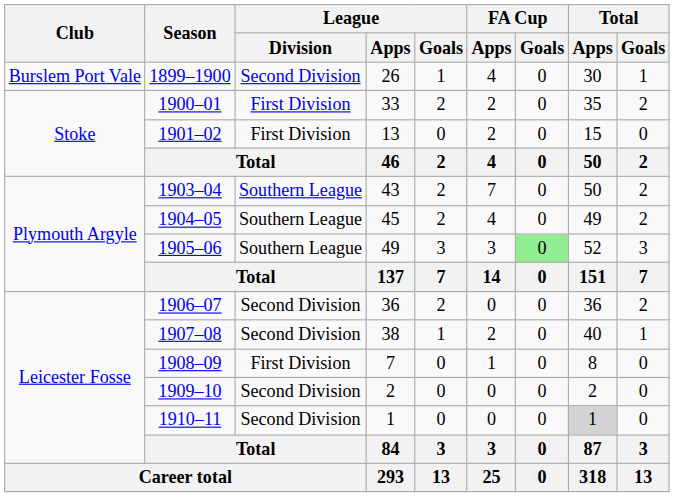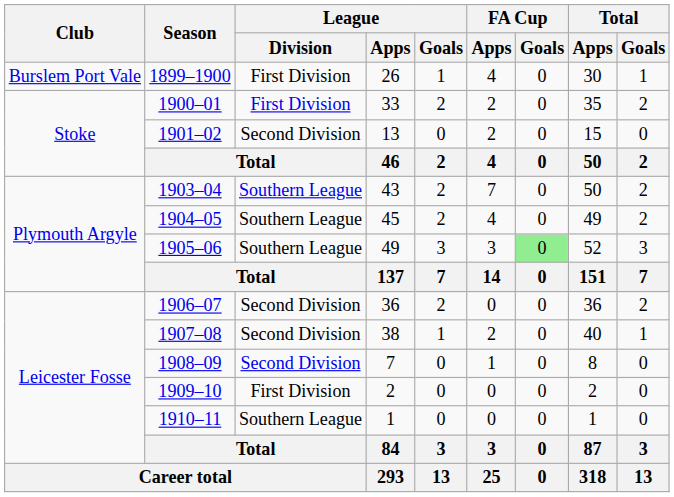(301, 76) Second Division -> (301, 76) First Division
(301, 133) First Division -> (301, 133) Second Division
(301, 362) First Division -> (301, 362) Second Division
(301, 391) Second Division -> (301, 391) First Division
(301, 420) Second Division -> (301, 420) Southern League
(593, 420) lightgrey background -> (593, 420) no background
